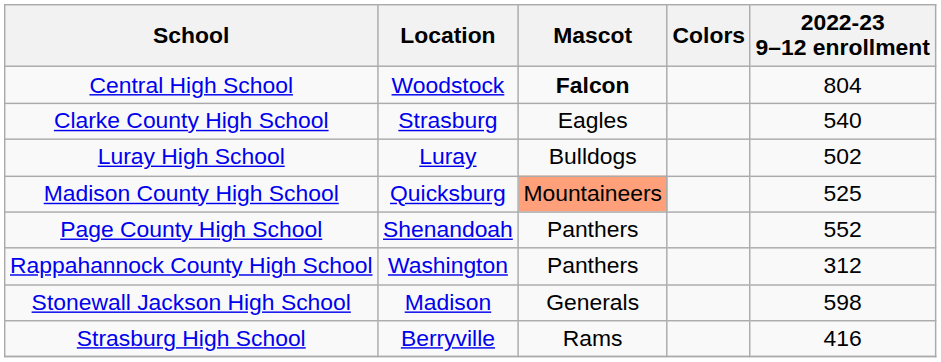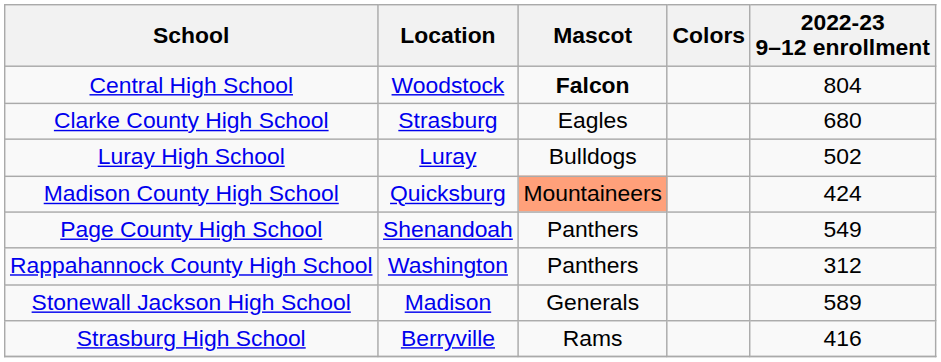(843, 120) 540 -> (843, 120) 680
(843, 193) 525 -> (843, 193) 424
(843, 229) 552 -> (843, 229) 549
(843, 302) 598 -> (843, 302) 589
